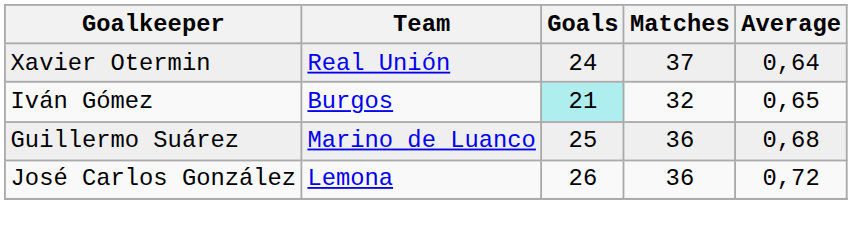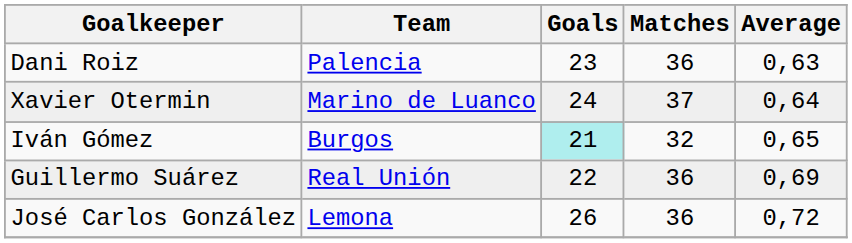+ row: (75, 63)
(379, 63) Real Unión -> (422, 102) Marino de Luanco
(422, 141) Marino de Luanco -> (379, 179) Real Unión
(583, 141) 25 -> (583, 179) 22
(791, 141) 0,68 -> (791, 179) 0,69
